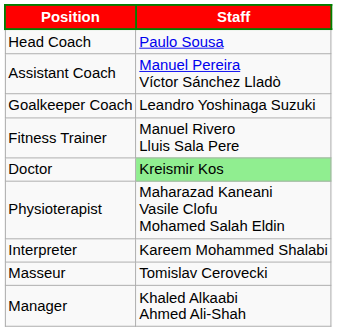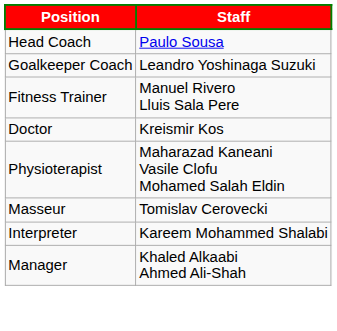- row: (62, 73)
(181, 169) lightgreen background -> (181, 129) no background
rows swapped: (37, 273) <-> (43, 250)
